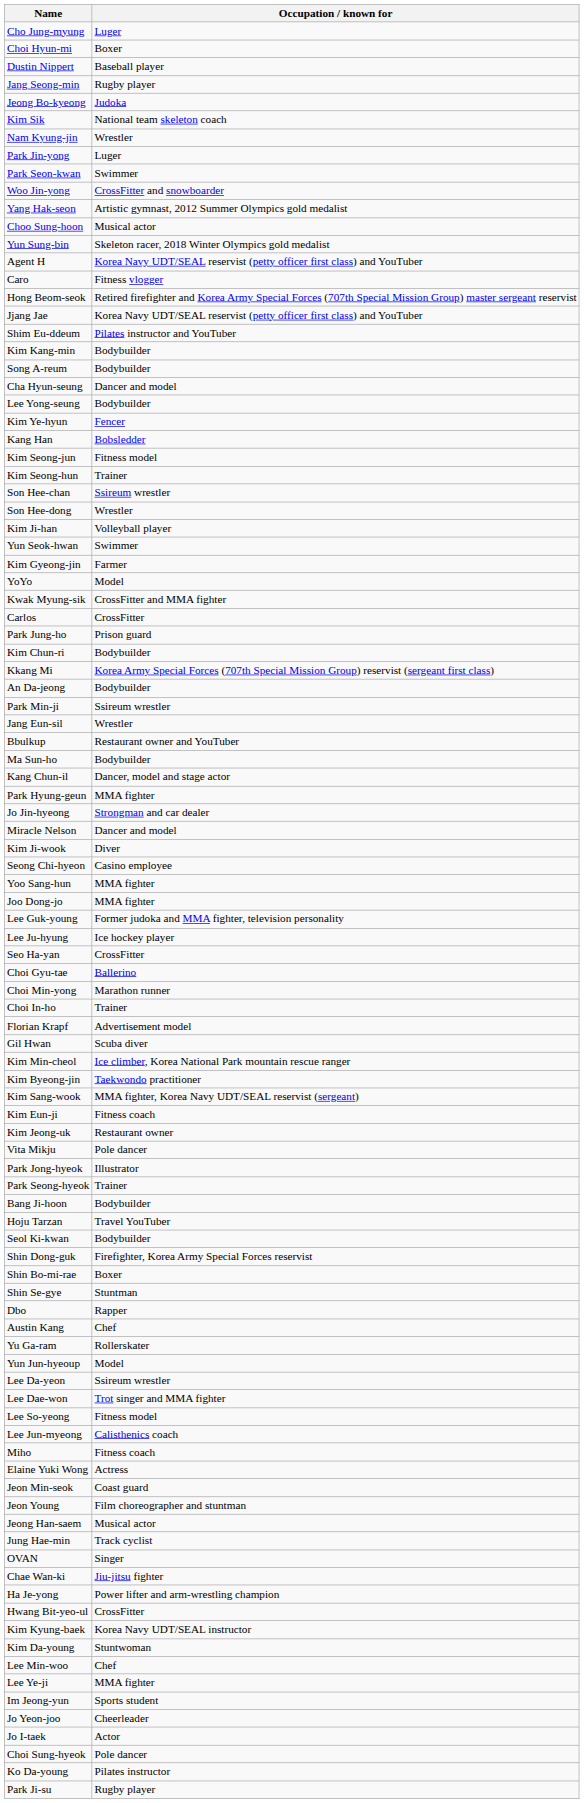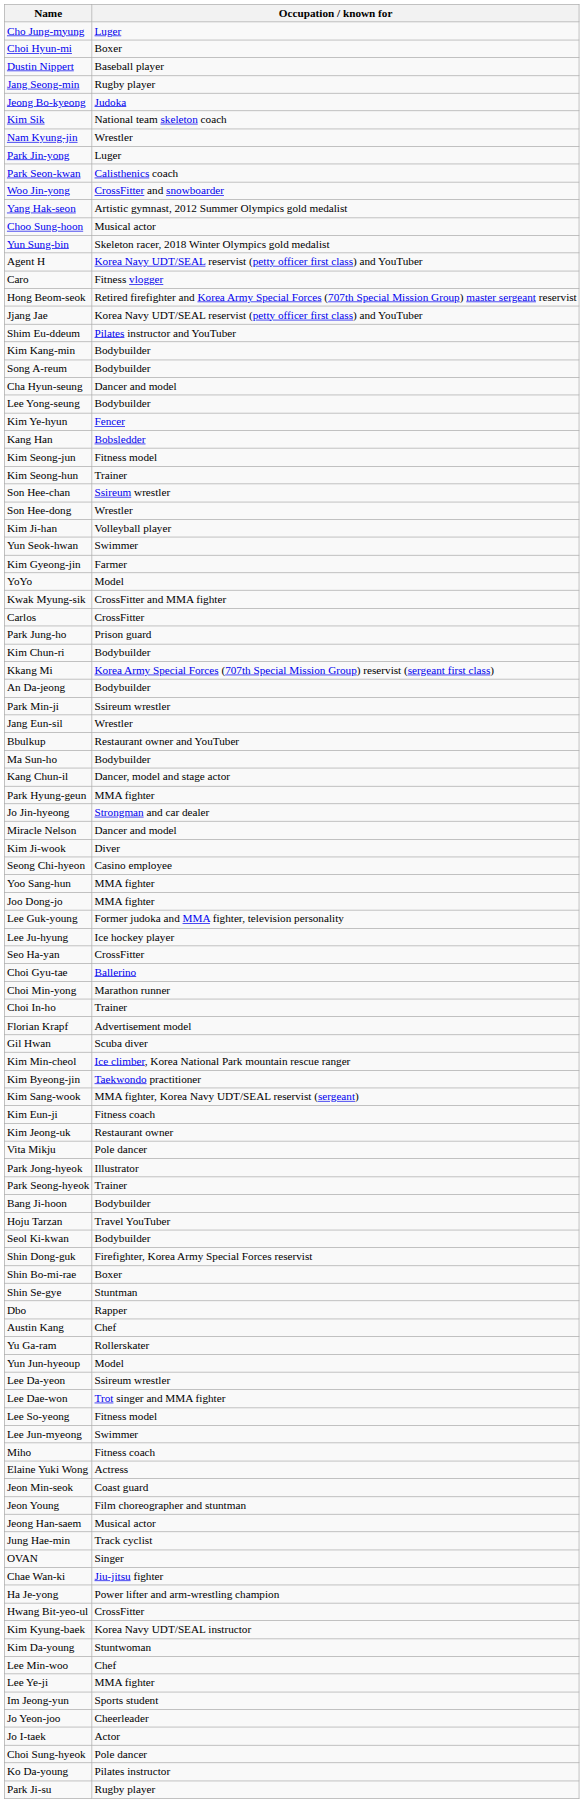(116, 173) Swimmer -> (136, 173) Calisthenics coach
(136, 1434) Calisthenics coach -> (116, 1434) Swimmer
